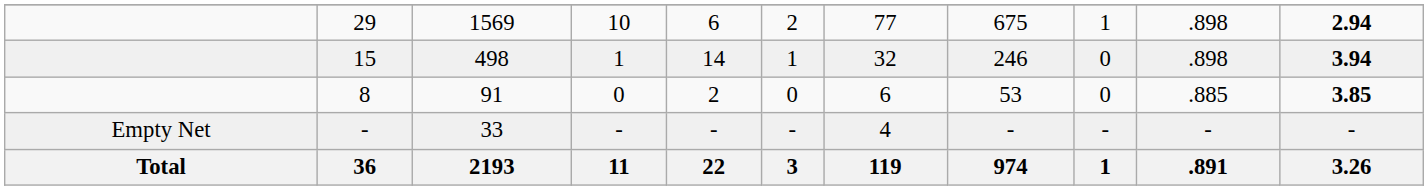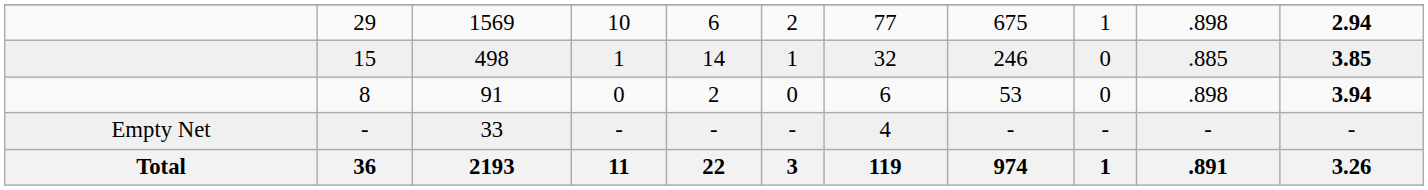(1208, 58) .898 -> (1208, 58) .885
(1352, 58) 3.94 -> (1352, 58) 3.85
(1208, 94) .885 -> (1208, 94) .898
(1352, 94) 3.85 -> (1352, 94) 3.94
